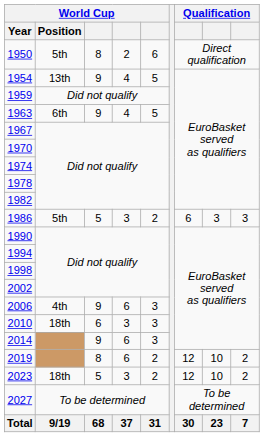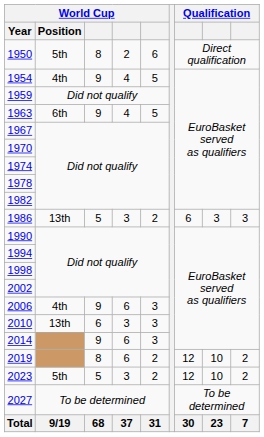(60, 78) 13th -> (60, 78) 4th
(60, 219) 5th -> (60, 219) 13th
(60, 324) 18th -> (60, 324) 13th
(60, 376) 18th -> (60, 376) 5th
